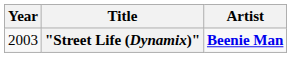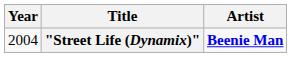(23, 40) 2003 -> (23, 40) 2004
